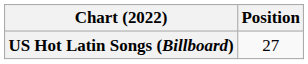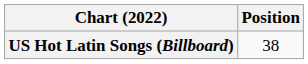(271, 44) 27 -> (271, 44) 38
